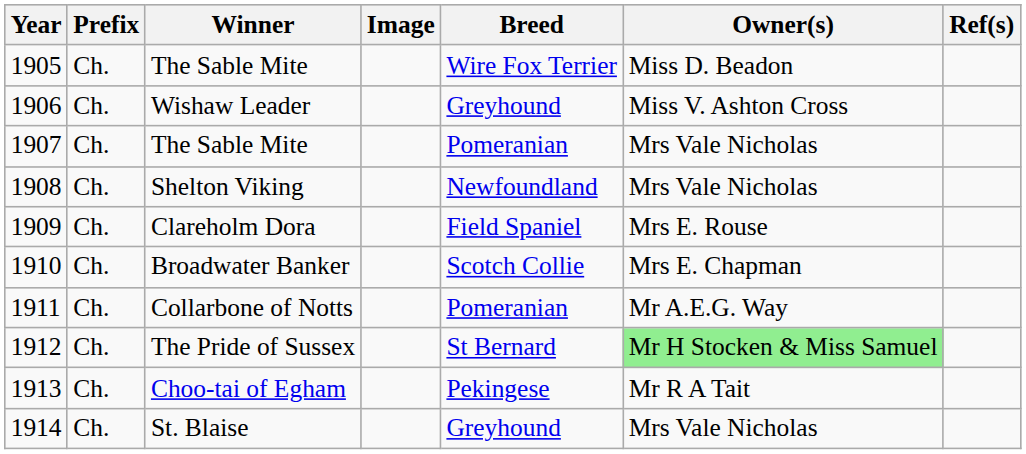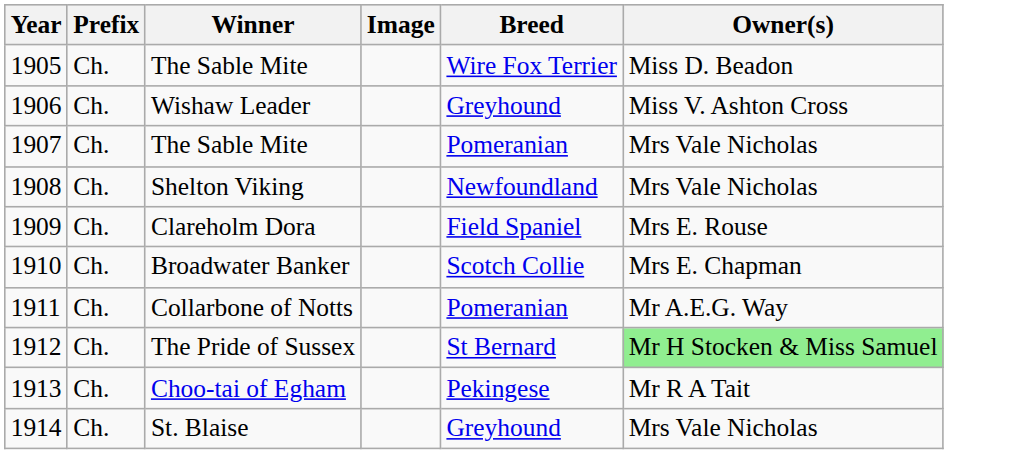- column: (982, 24)
